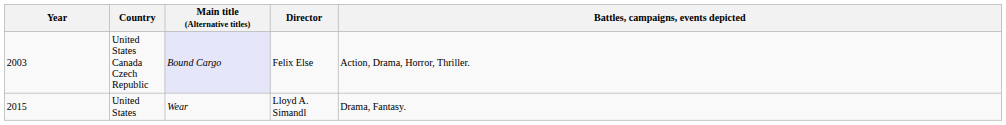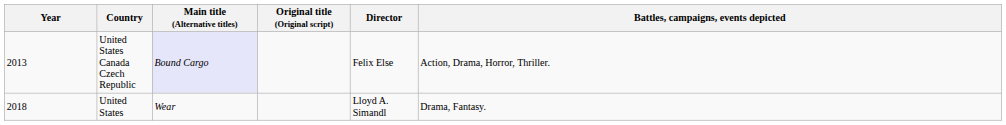+ column: (304, 18)
(17, 62) 2003 -> (17, 62) 2013
(17, 106) 2015 -> (17, 106) 2018
